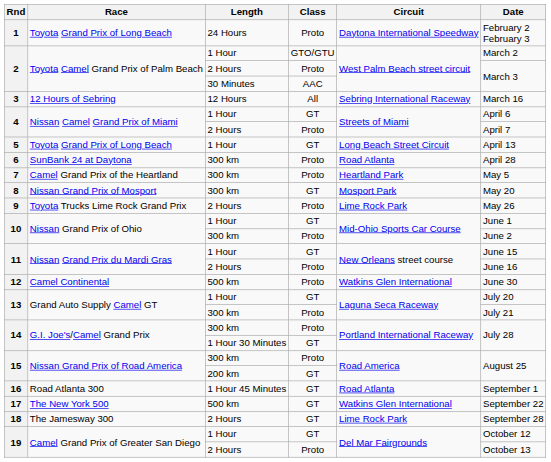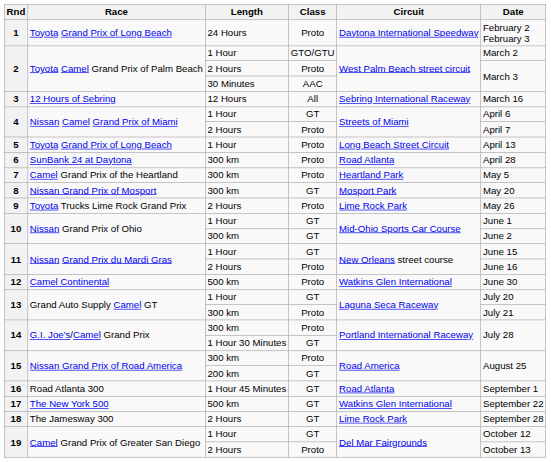(313, 145) GT -> (313, 145) Proto
(313, 236) Proto -> (313, 236) GT
